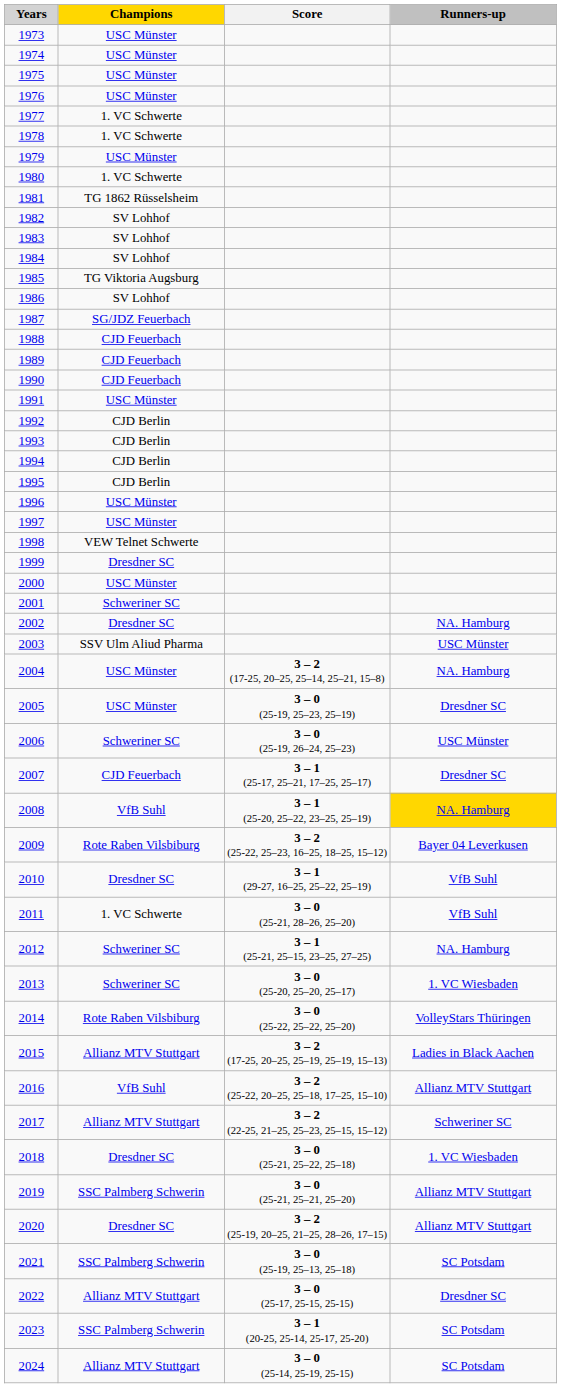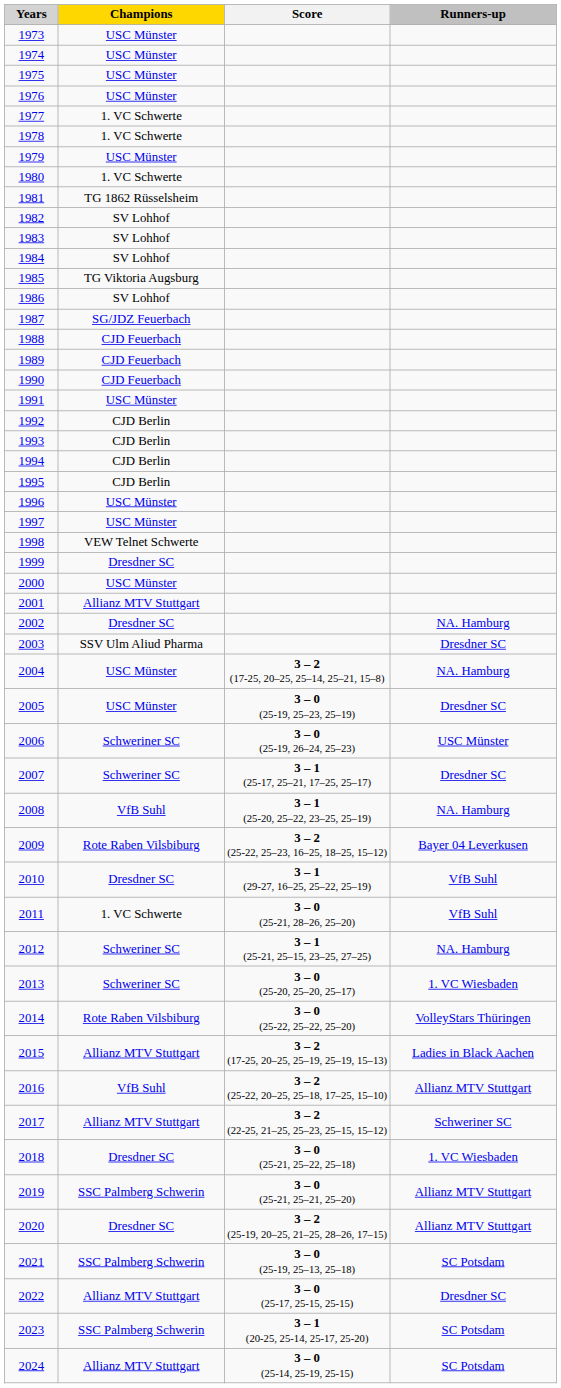(141, 603) Schweriner SC -> (141, 603) Allianz MTV Stuttgart
(473, 643) USC Münster -> (473, 643) Dresdner SC
(141, 775) CJD Feuerbach -> (141, 775) Schweriner SC
(473, 810) gold background -> (473, 810) no background
